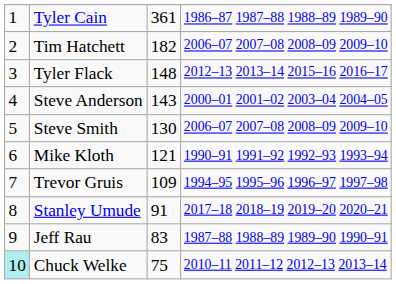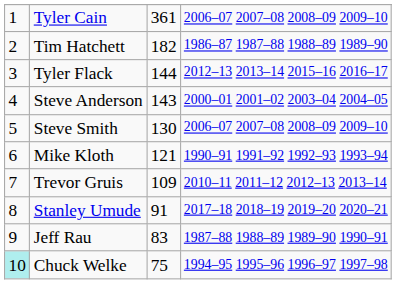(286, 18) 1986–87 1987–88 1988–89 1989–90 -> (286, 18) 2006–07 2007–08 2008–09 2009–10
(286, 45) 2006–07 2007–08 2008–09 2009–10 -> (286, 45) 1986–87 1987–88 1988–89 1989–90
(164, 73) 148 -> (164, 73) 144
(286, 182) 1994–95 1995–96 1996–97 1997–98 -> (285, 182) 2010–11 2011–12 2012–13 2013–14
(285, 264) 2010–11 2011–12 2012–13 2013–14 -> (286, 264) 1994–95 1995–96 1996–97 1997–98
